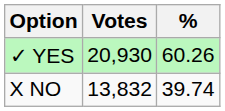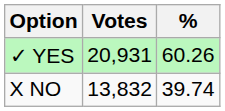(120, 55) 20,930 -> (120, 55) 20,931
